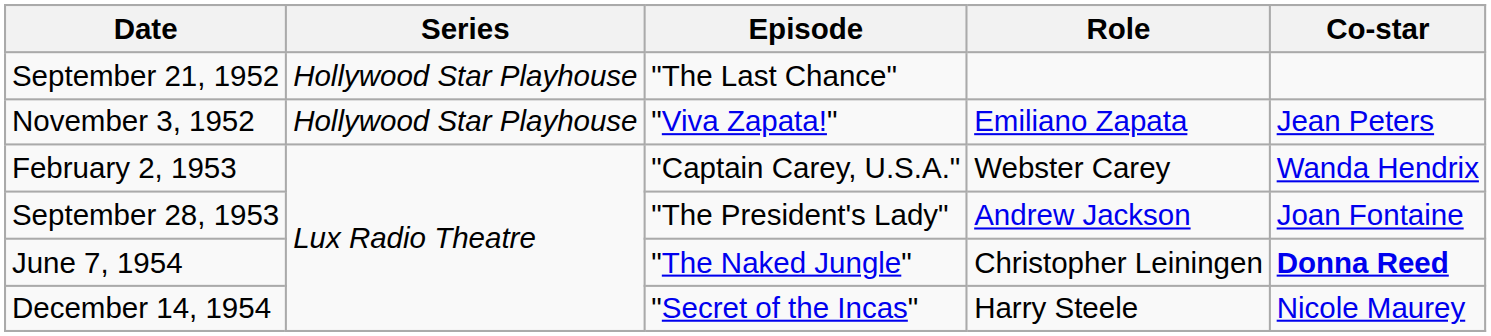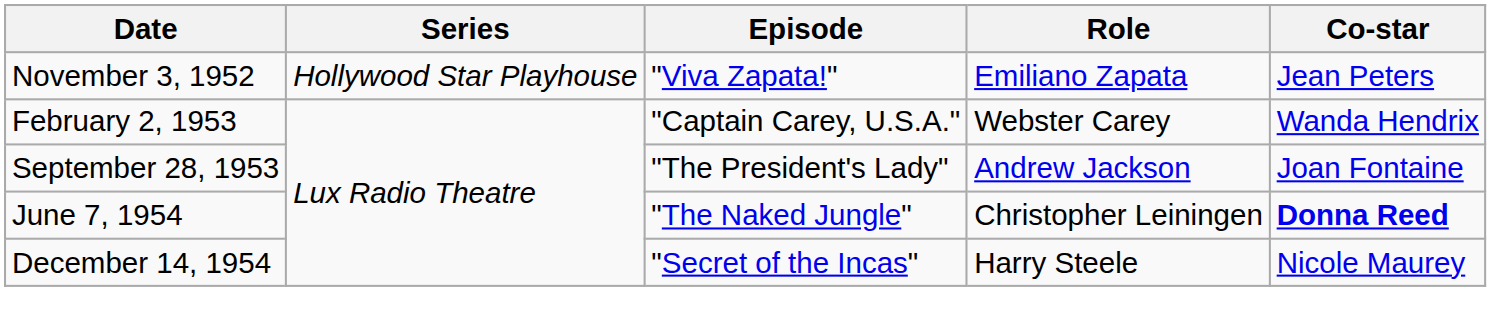- row: (146, 75)
